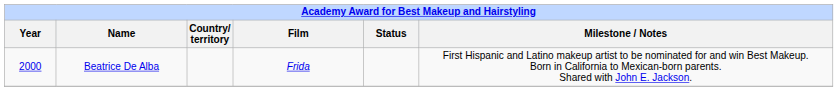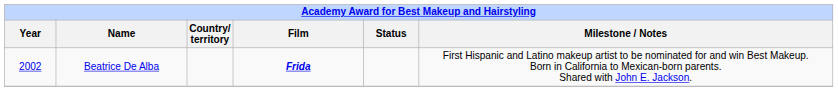(30, 67) 2000 -> (30, 67) 2002
(298, 67) normal -> (298, 67) bold
